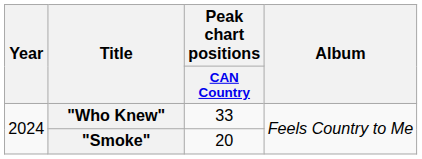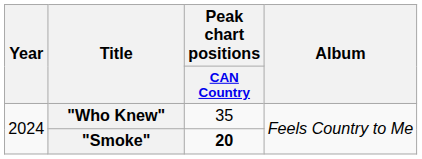(224, 115) 33 -> (224, 115) 35
(224, 141) normal -> (224, 141) bold
